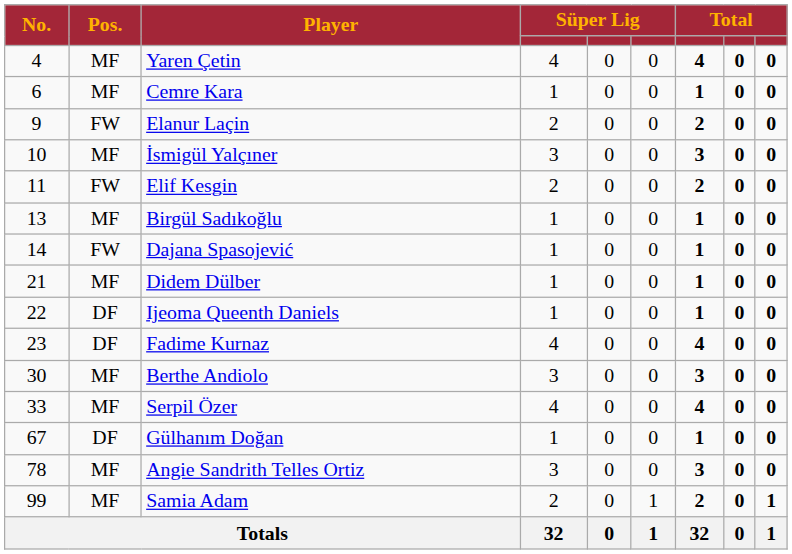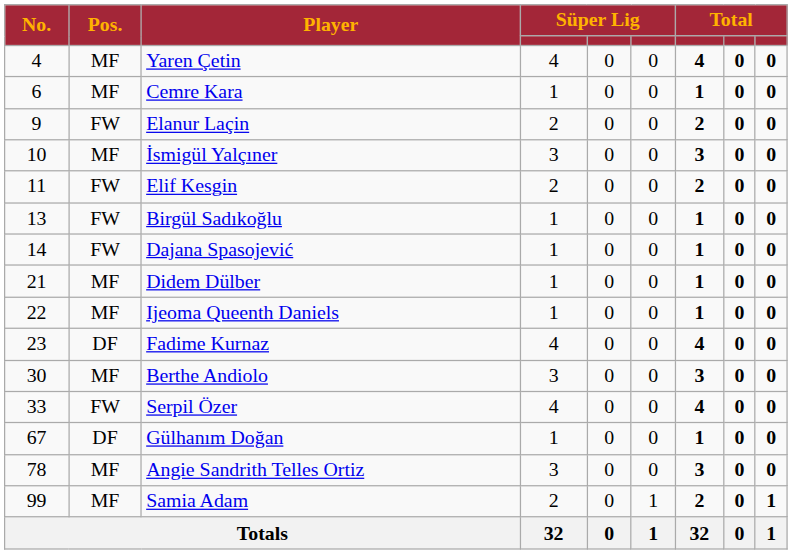(105, 218) MF -> (105, 218) FW
(105, 312) DF -> (105, 312) MF
(105, 406) MF -> (105, 406) FW
